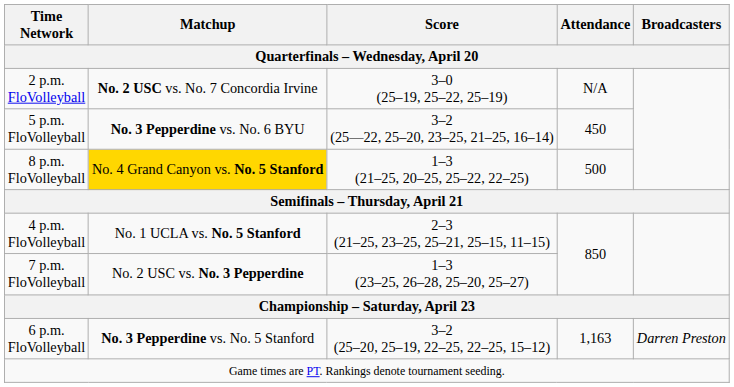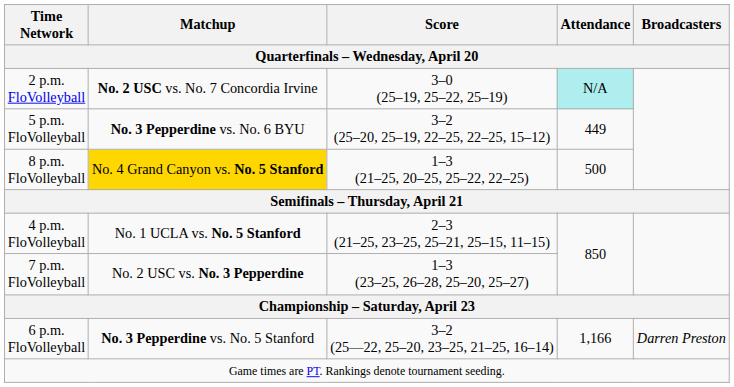(595, 88) no background -> (595, 88) paleturquoise background
(442, 129) 3–2 (25—22, 25–20, 23–25, 21–25, 16–14) -> (442, 129) 3–2 (25–20, 25–19, 22–25, 22–25, 15–12)
(595, 129) 450 -> (595, 129) 449
(442, 338) 3–2 (25–20, 25–19, 22–25, 22–25, 15–12) -> (442, 338) 3–2 (25—22, 25–20, 23–25, 21–25, 16–14)
(595, 338) 1,163 -> (595, 338) 1,166
